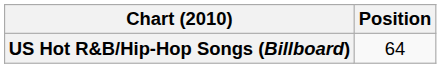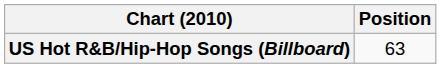(395, 48) 64 -> (395, 48) 63
